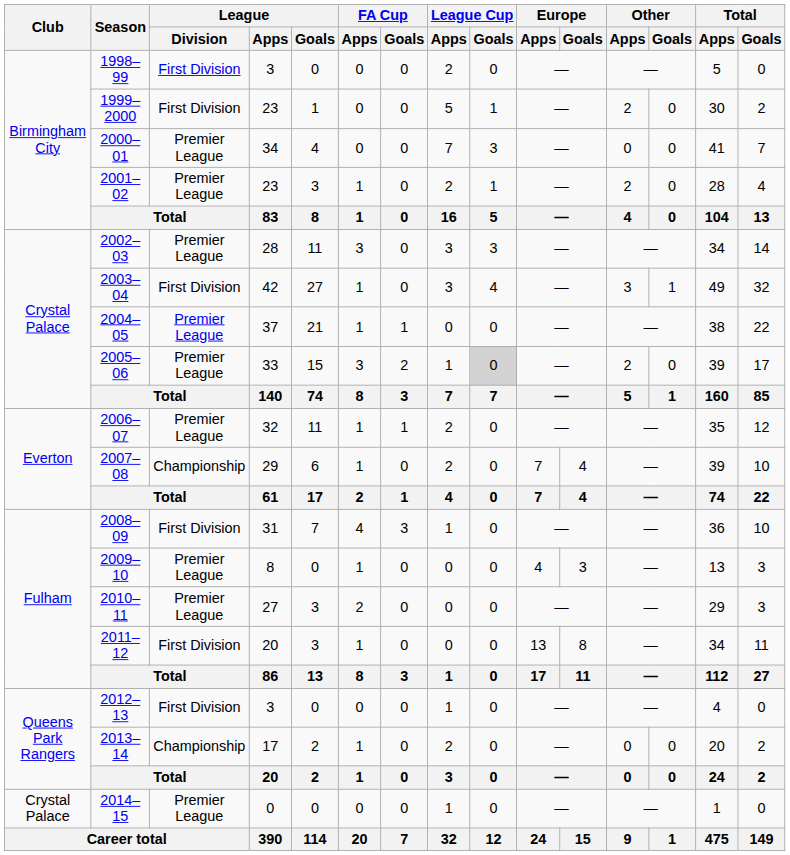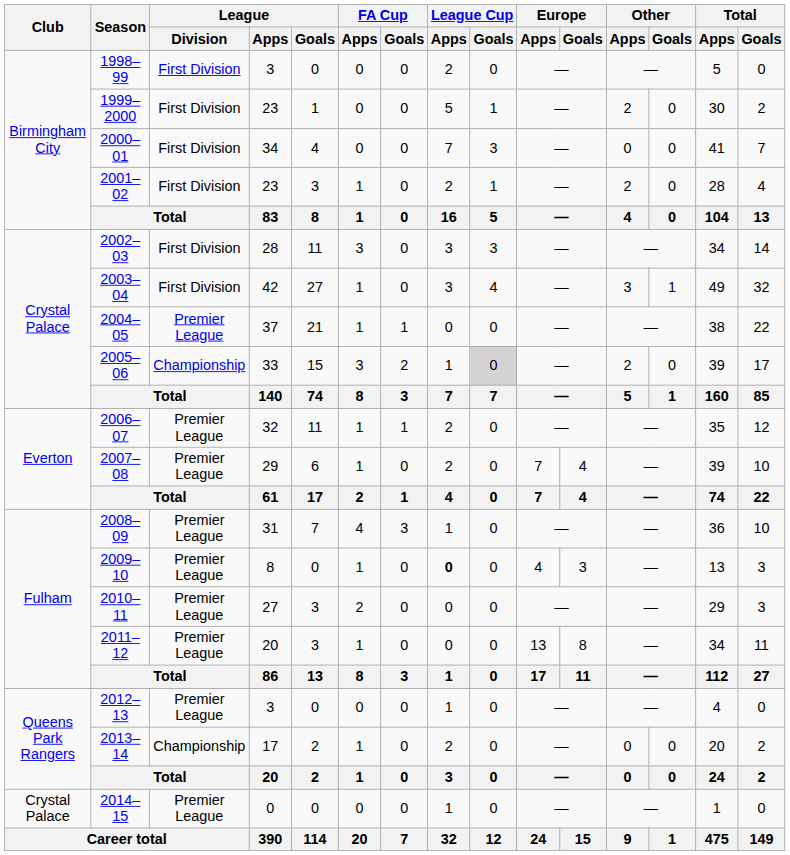(199, 147) Premier League -> (199, 147) First Division
(199, 186) Premier League -> (199, 186) First Division
(199, 248) Premier League -> (199, 248) First Division
(199, 365) Premier League -> (199, 365) Championship
(199, 466) Championship -> (199, 466) Premier League
(199, 528) First Division -> (199, 528) Premier League
(449, 567) normal -> (449, 567) bold
(199, 645) First Division -> (199, 645) Premier League
(199, 707) First Division -> (199, 707) Premier League
